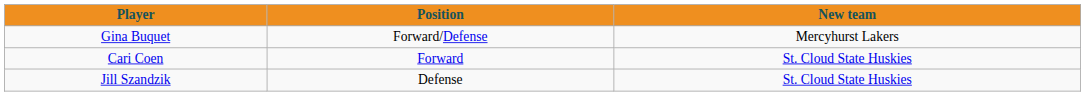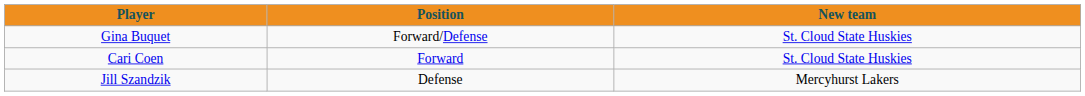(847, 36) Mercyhurst Lakers -> (847, 36) St. Cloud State Huskies
(847, 79) St. Cloud State Huskies -> (847, 79) Mercyhurst Lakers
